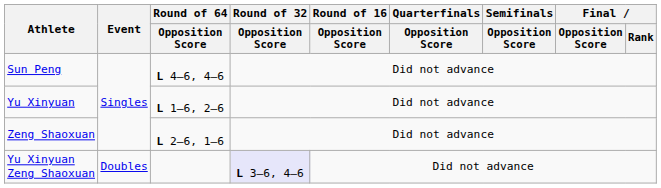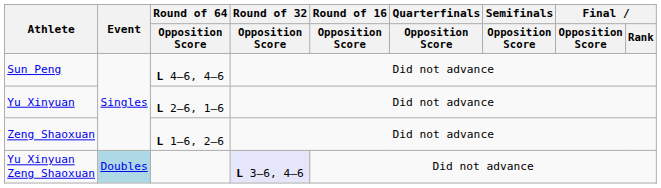(190, 108) L 1–6, 2–6 -> (190, 108) L 2–6, 1–6
(190, 141) L 2–6, 1–6 -> (190, 141) L 1–6, 2–6
(124, 166) no background -> (124, 166) lightblue background
